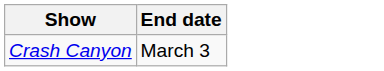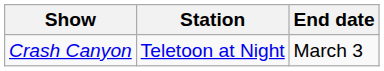+ column: (213, 19)
